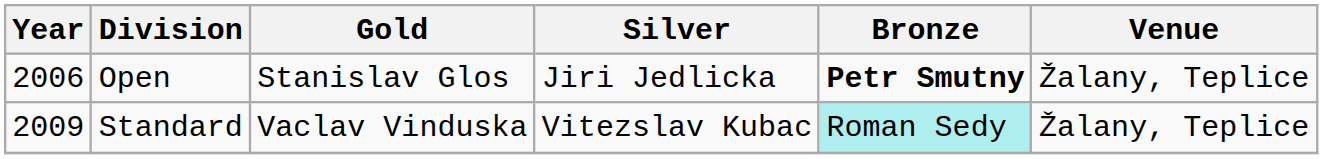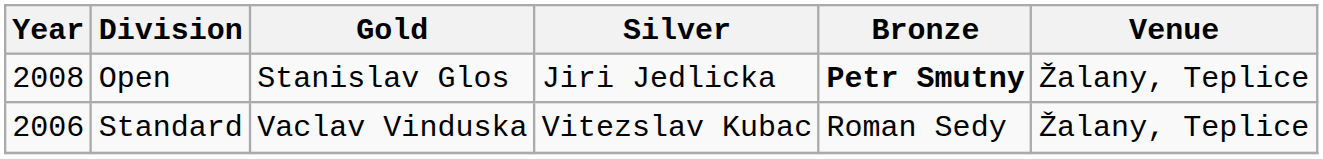(48, 79) 2006 -> (48, 79) 2008
(48, 128) 2009 -> (48, 128) 2006
(917, 128) paleturquoise background -> (917, 128) no background
